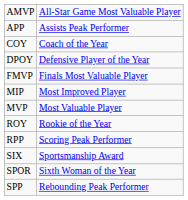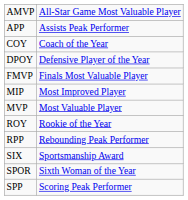(85, 140) Scoring Peak Performer -> (94, 140) Rebounding Peak Performer
(94, 187) Rebounding Peak Performer -> (85, 187) Scoring Peak Performer
